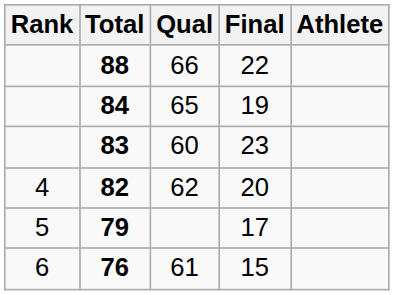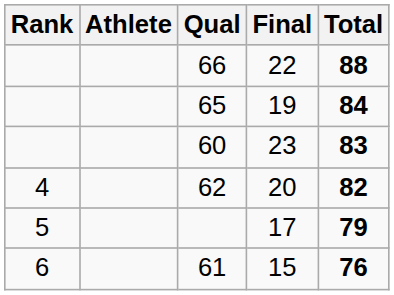columns swapped: (340, 24) <-> (115, 24)
